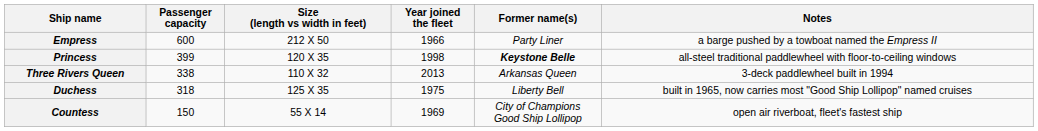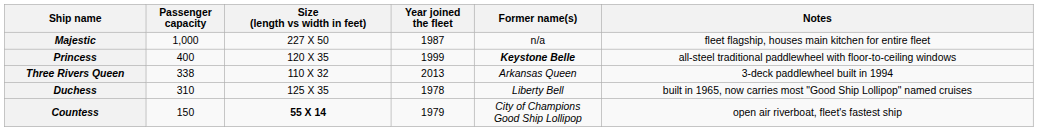+ row: (75, 40)
- row: (75, 40)
(185, 57) 399 -> (185, 57) 400
(433, 57) 1998 -> (433, 57) 1999
(185, 90) 318 -> (185, 90) 310
(433, 90) 1975 -> (433, 90) 1978
(308, 112) normal -> (308, 112) bold
(433, 112) 1969 -> (433, 112) 1979
